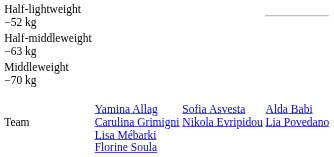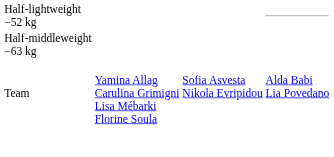- row: (36, 73)
